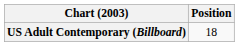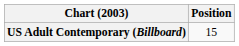(211, 32) 18 -> (211, 32) 15
